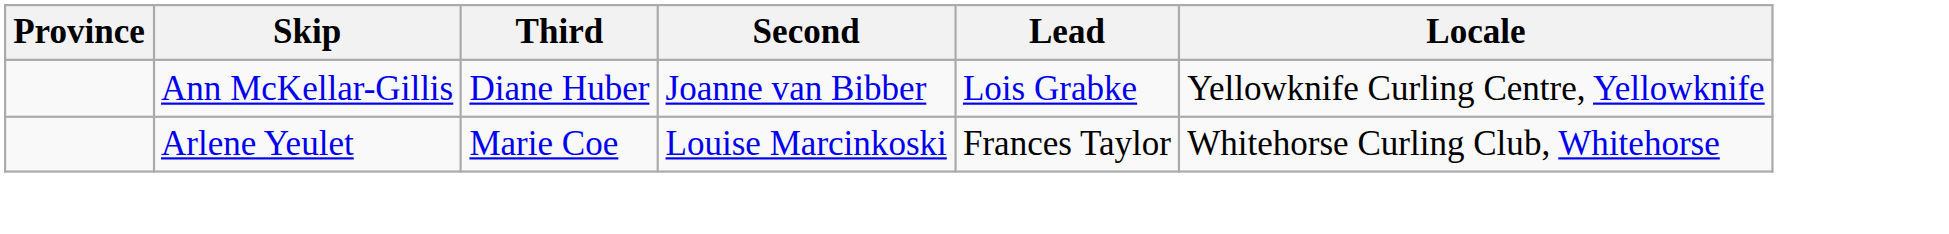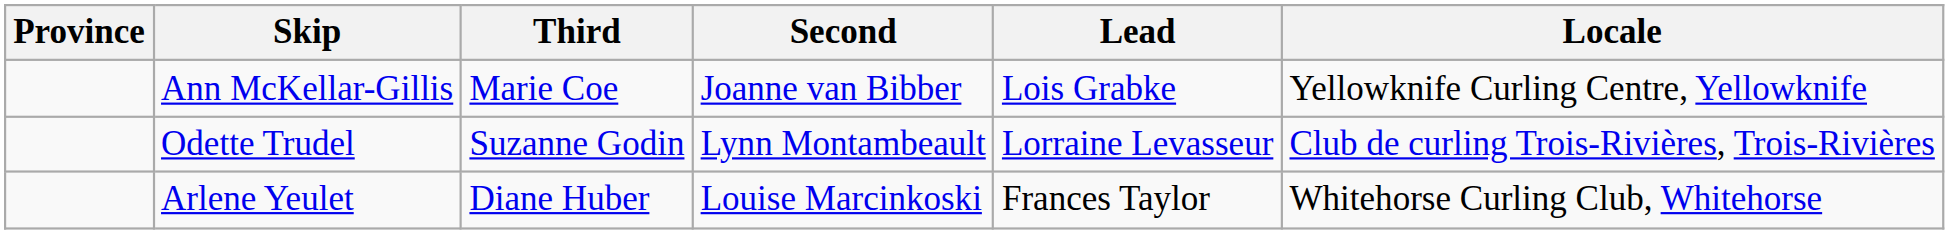(559, 87) Diane Huber -> (544, 87) Marie Coe
+ row: (258, 143)
(544, 143) Marie Coe -> (559, 198) Diane Huber
